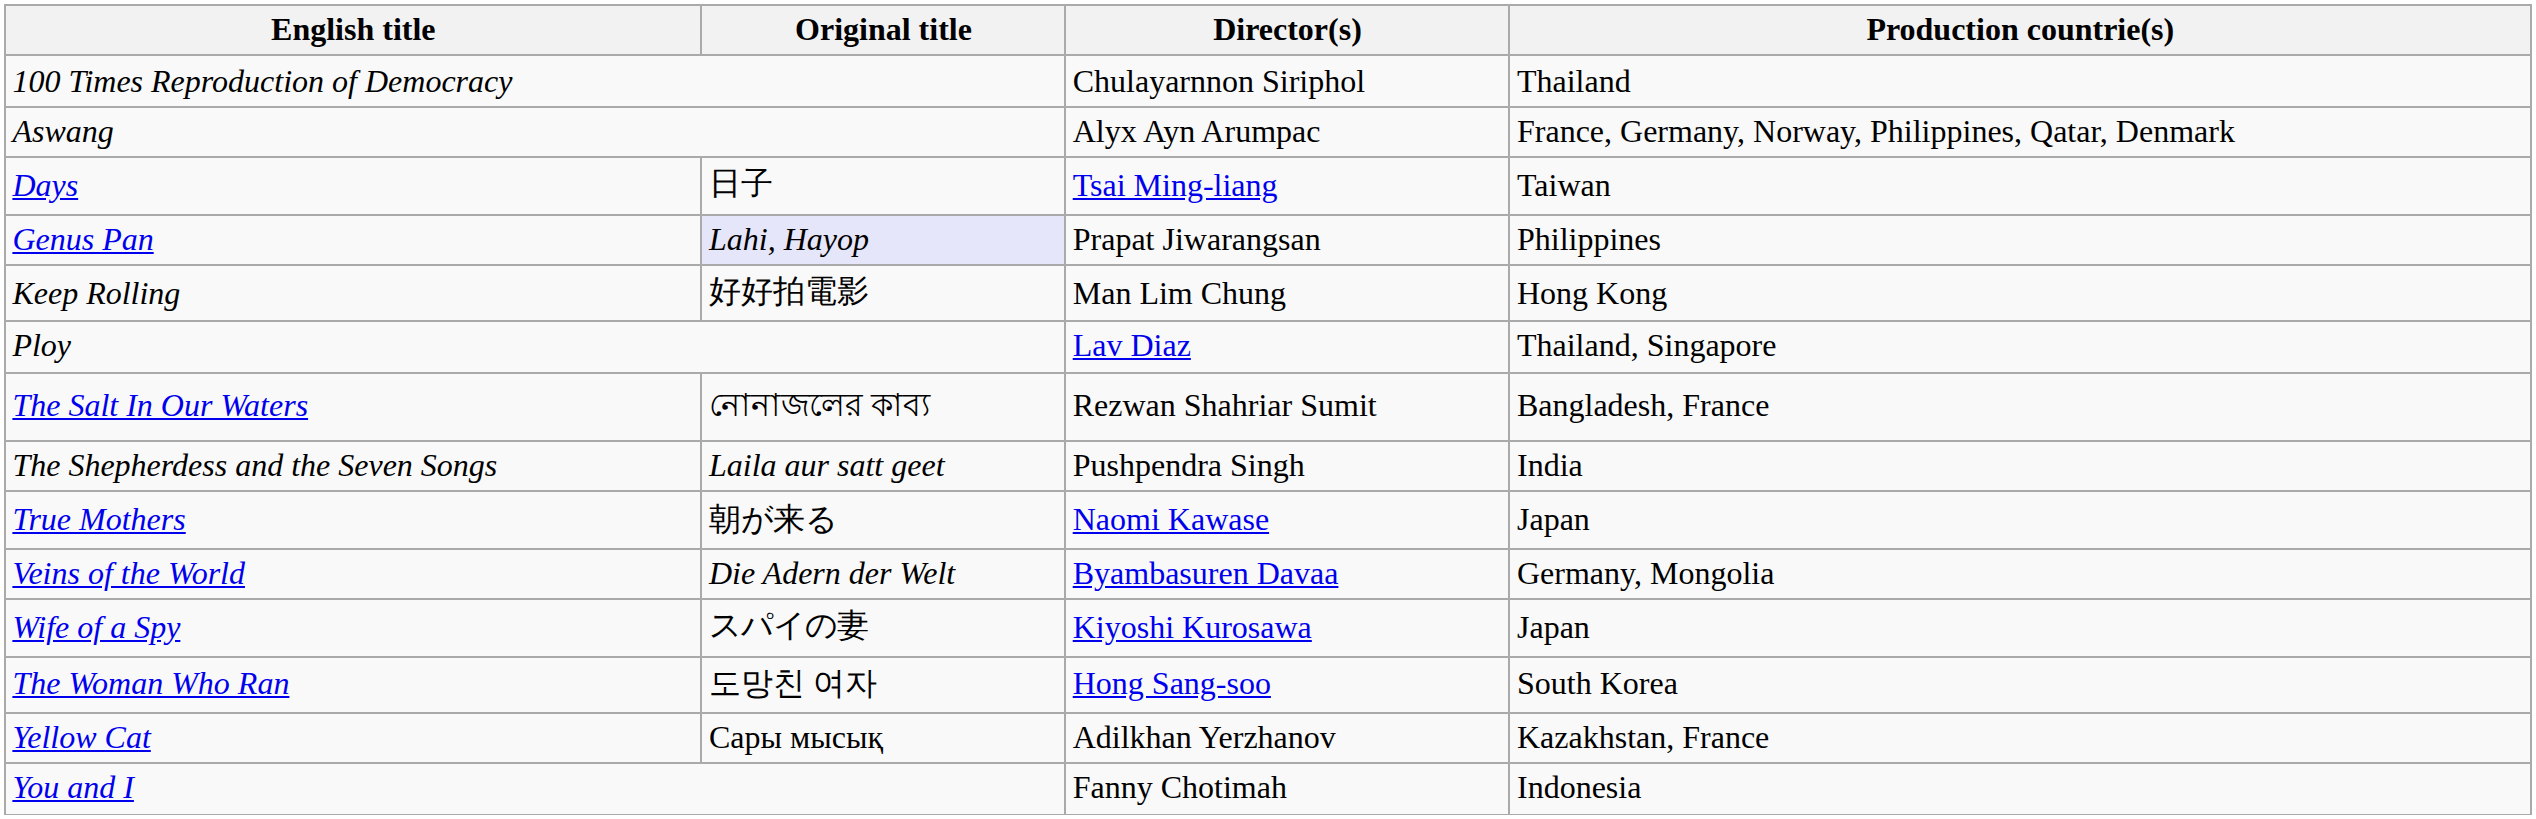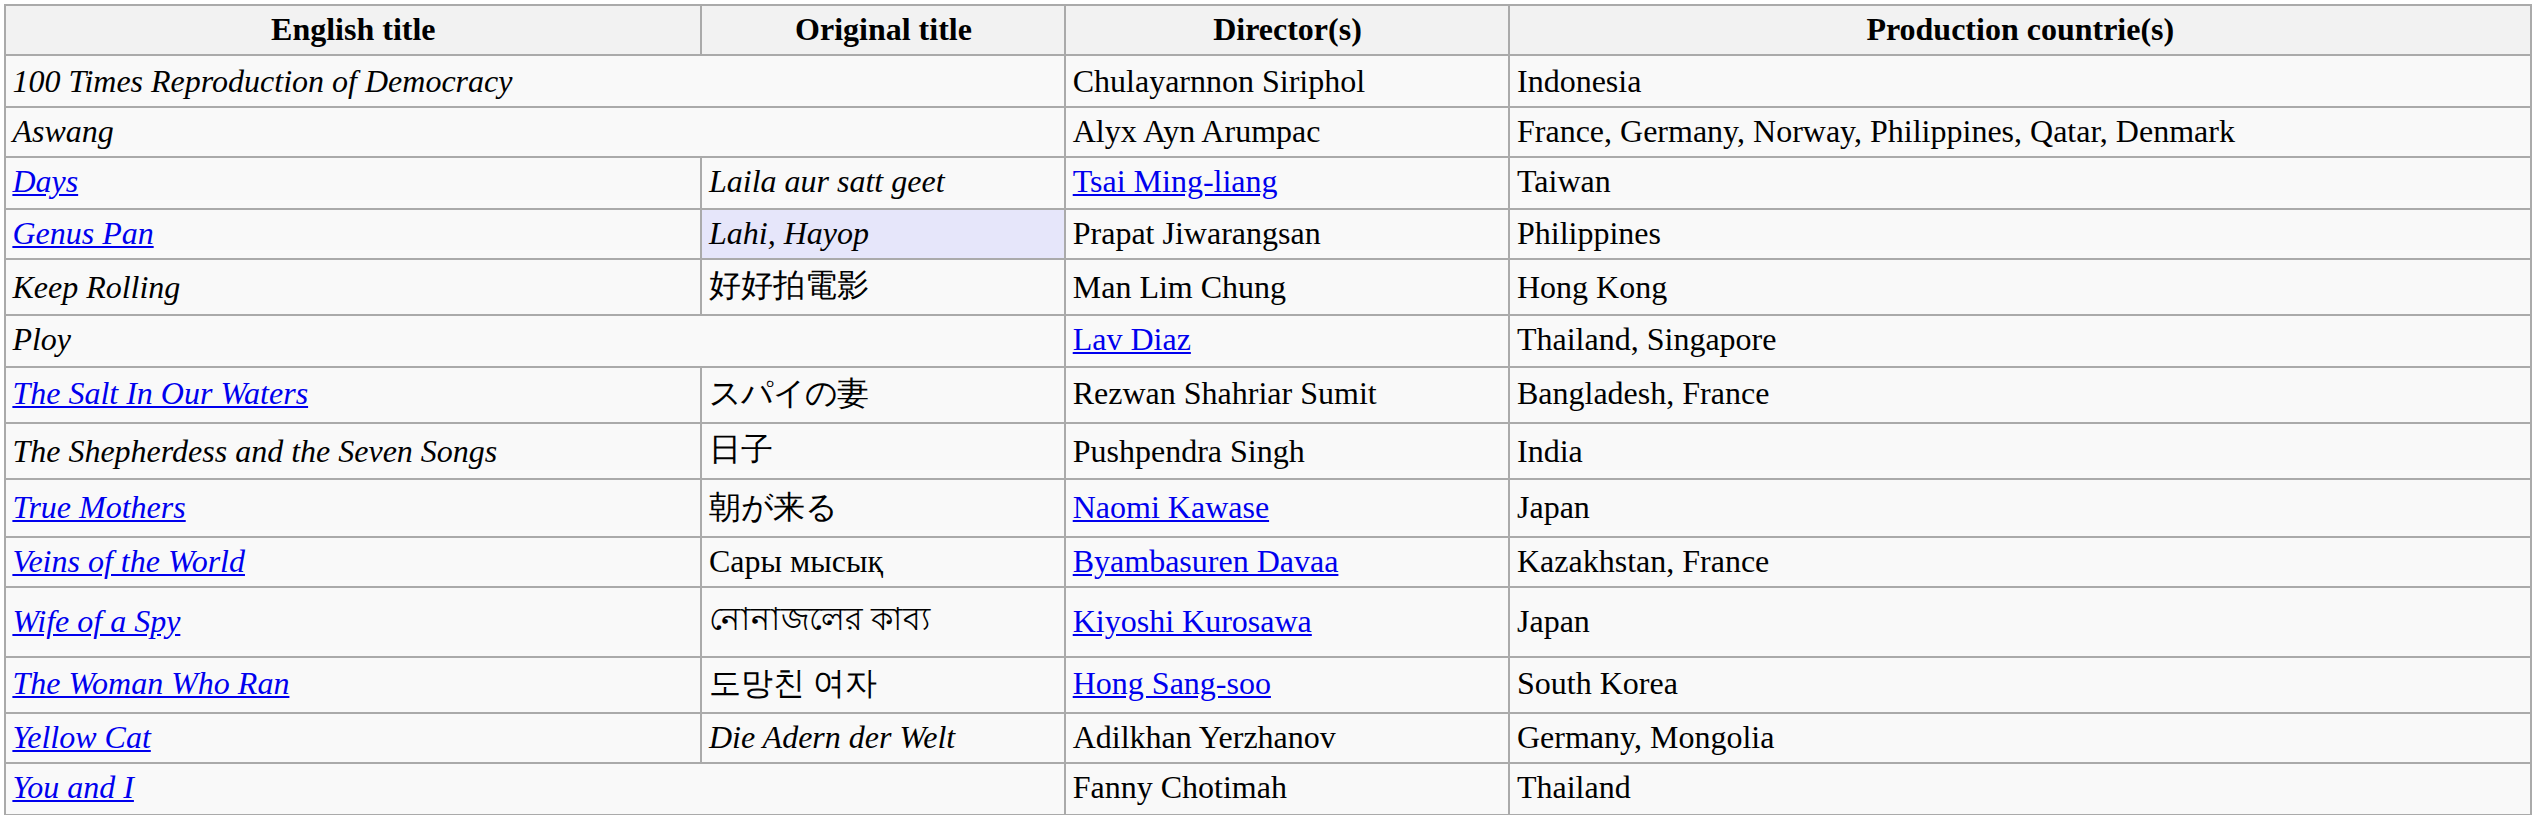(1574, 80) Thailand -> (1579, 80) Indonesia
(741, 184) 日子 -> (827, 182) Laila aur satt geet
(820, 405) নোনাজলের কাব্য -> (789, 393) スパイの妻
(827, 465) Laila aur satt geet -> (741, 449) 日子
(832, 573) Die Adern der Welt -> (796, 561) Сары мысық
(1646, 573) Germany, Mongolia -> (1643, 561) Kazakhstan, France
(789, 626) スパイの妻 -> (820, 620) নোনাজলের কাব্য
(796, 737) Сары мысық -> (832, 737) Die Adern der Welt
(1643, 737) Kazakhstan, France -> (1646, 737) Germany, Mongolia
(1579, 788) Indonesia -> (1574, 788) Thailand
